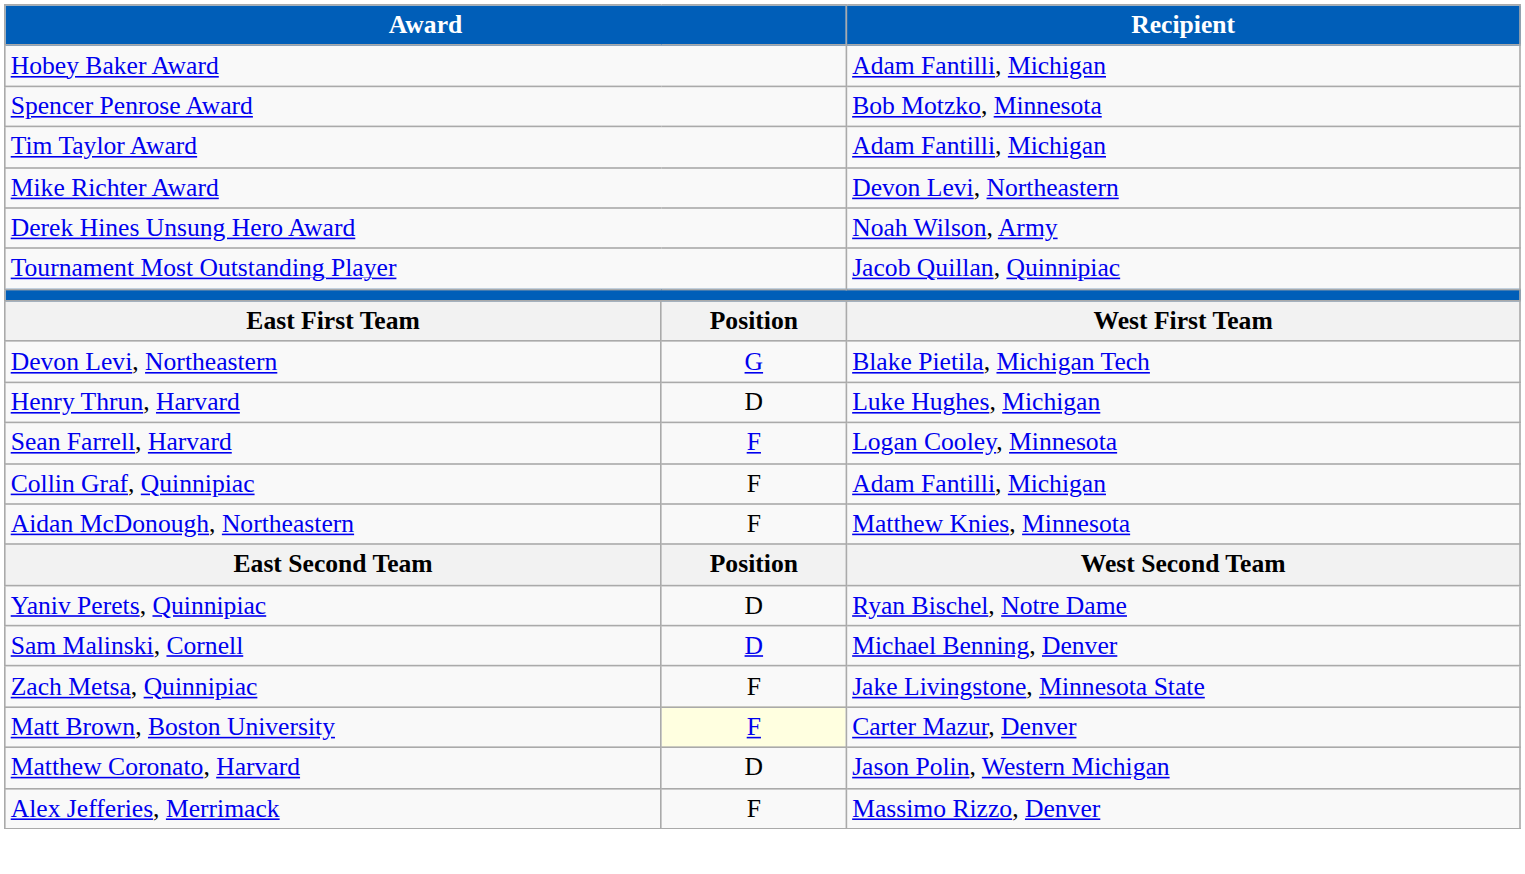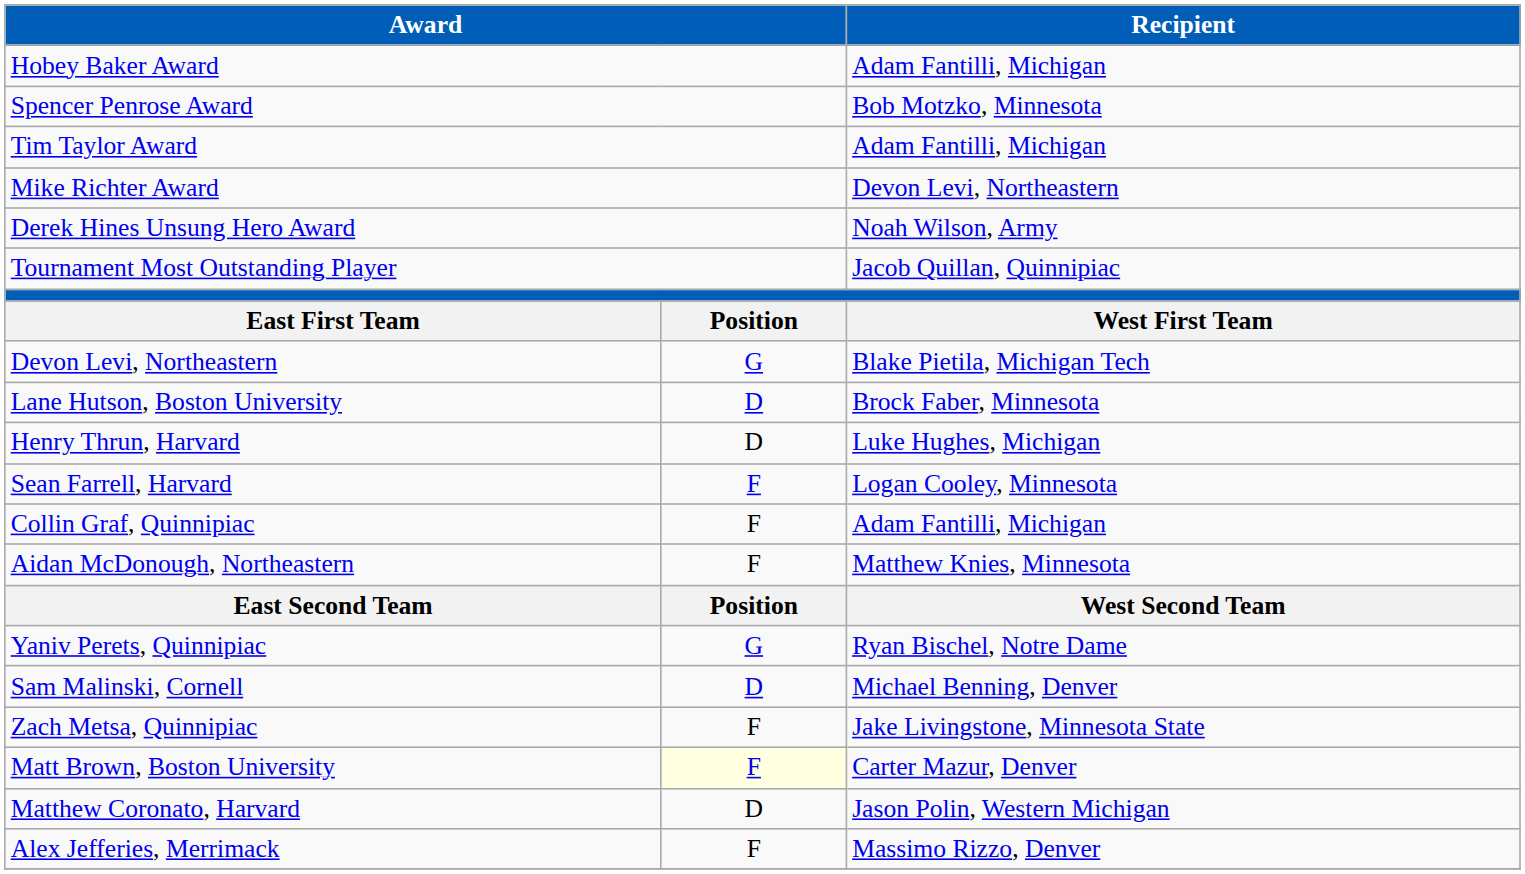+ row: (176, 402)
(754, 605) D -> (754, 645) G
